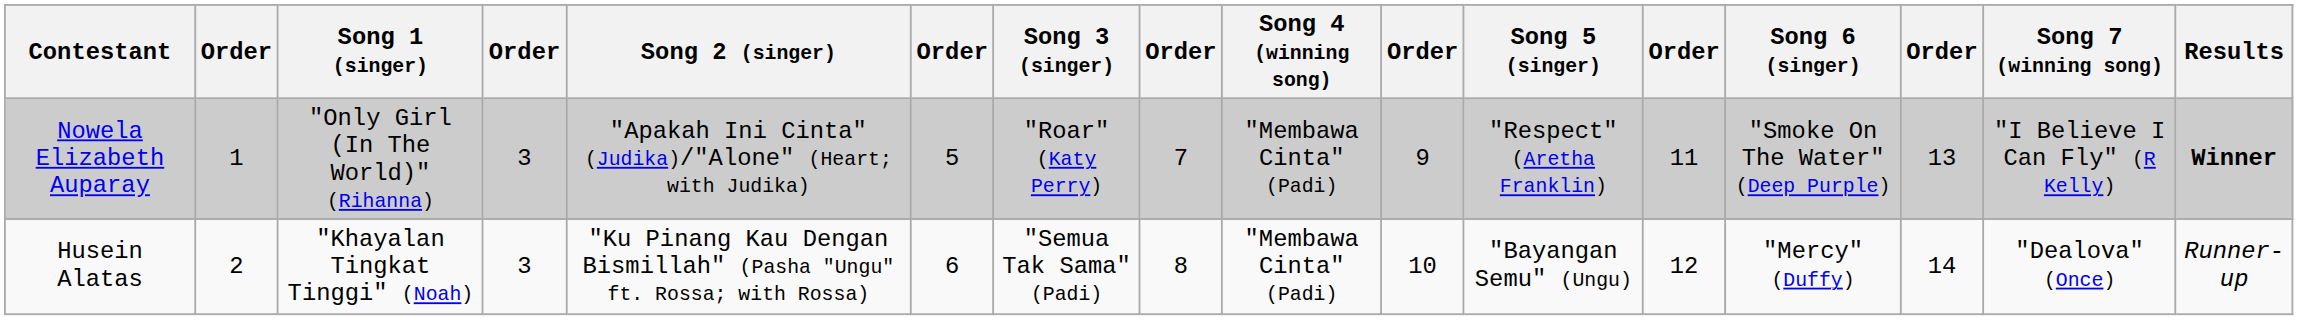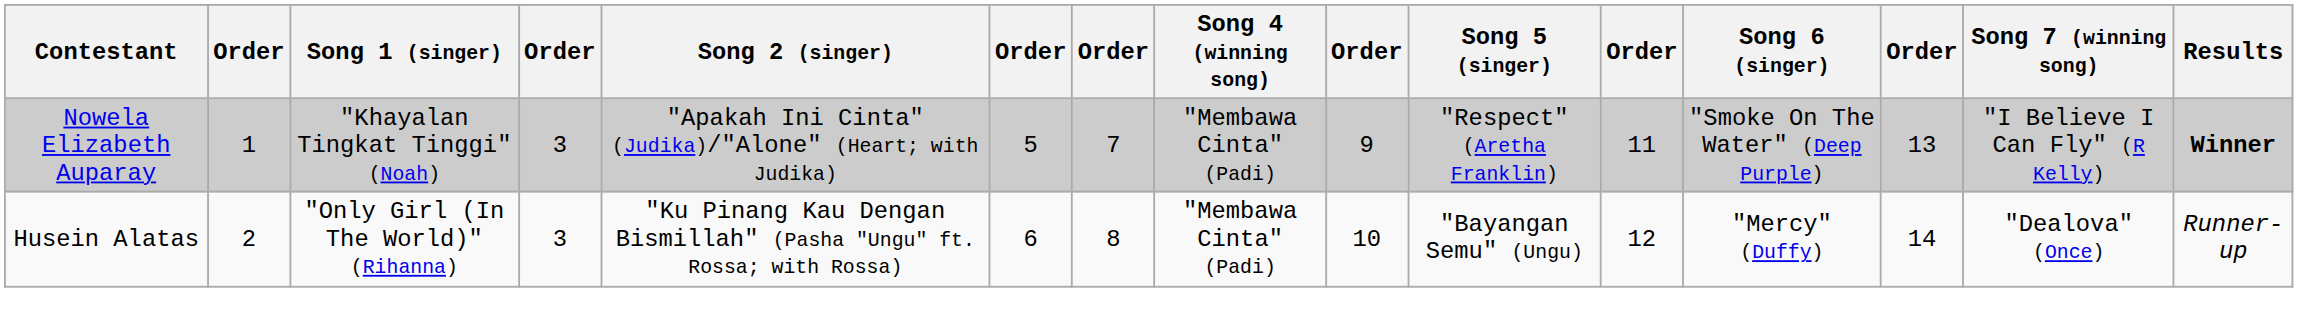- column: (1067, 51)
(380, 158) "Only Girl (In The World)" (Rihanna) -> (404, 145) "Khayalan Tingkat Tinggi" (Noah)
(380, 267) "Khayalan Tingkat Tinggi" (Noah) -> (404, 238) "Only Girl (In The World)" (Rihanna)
